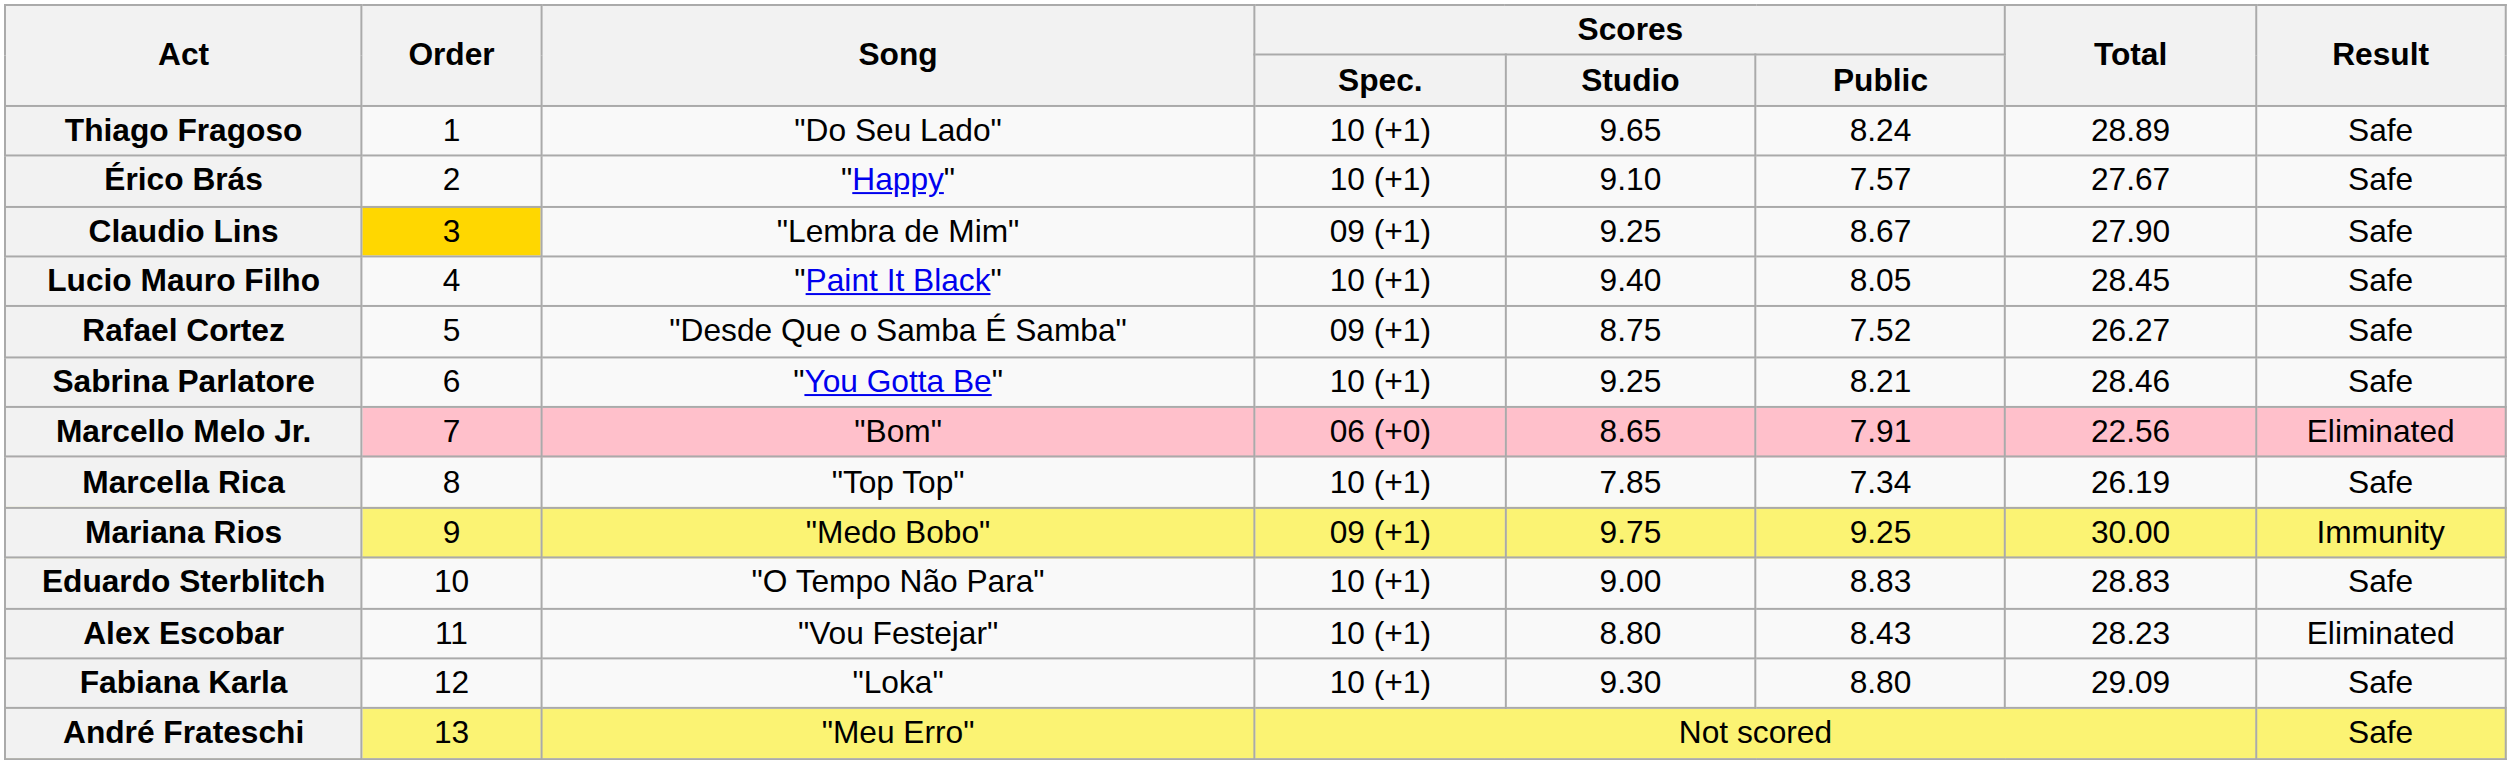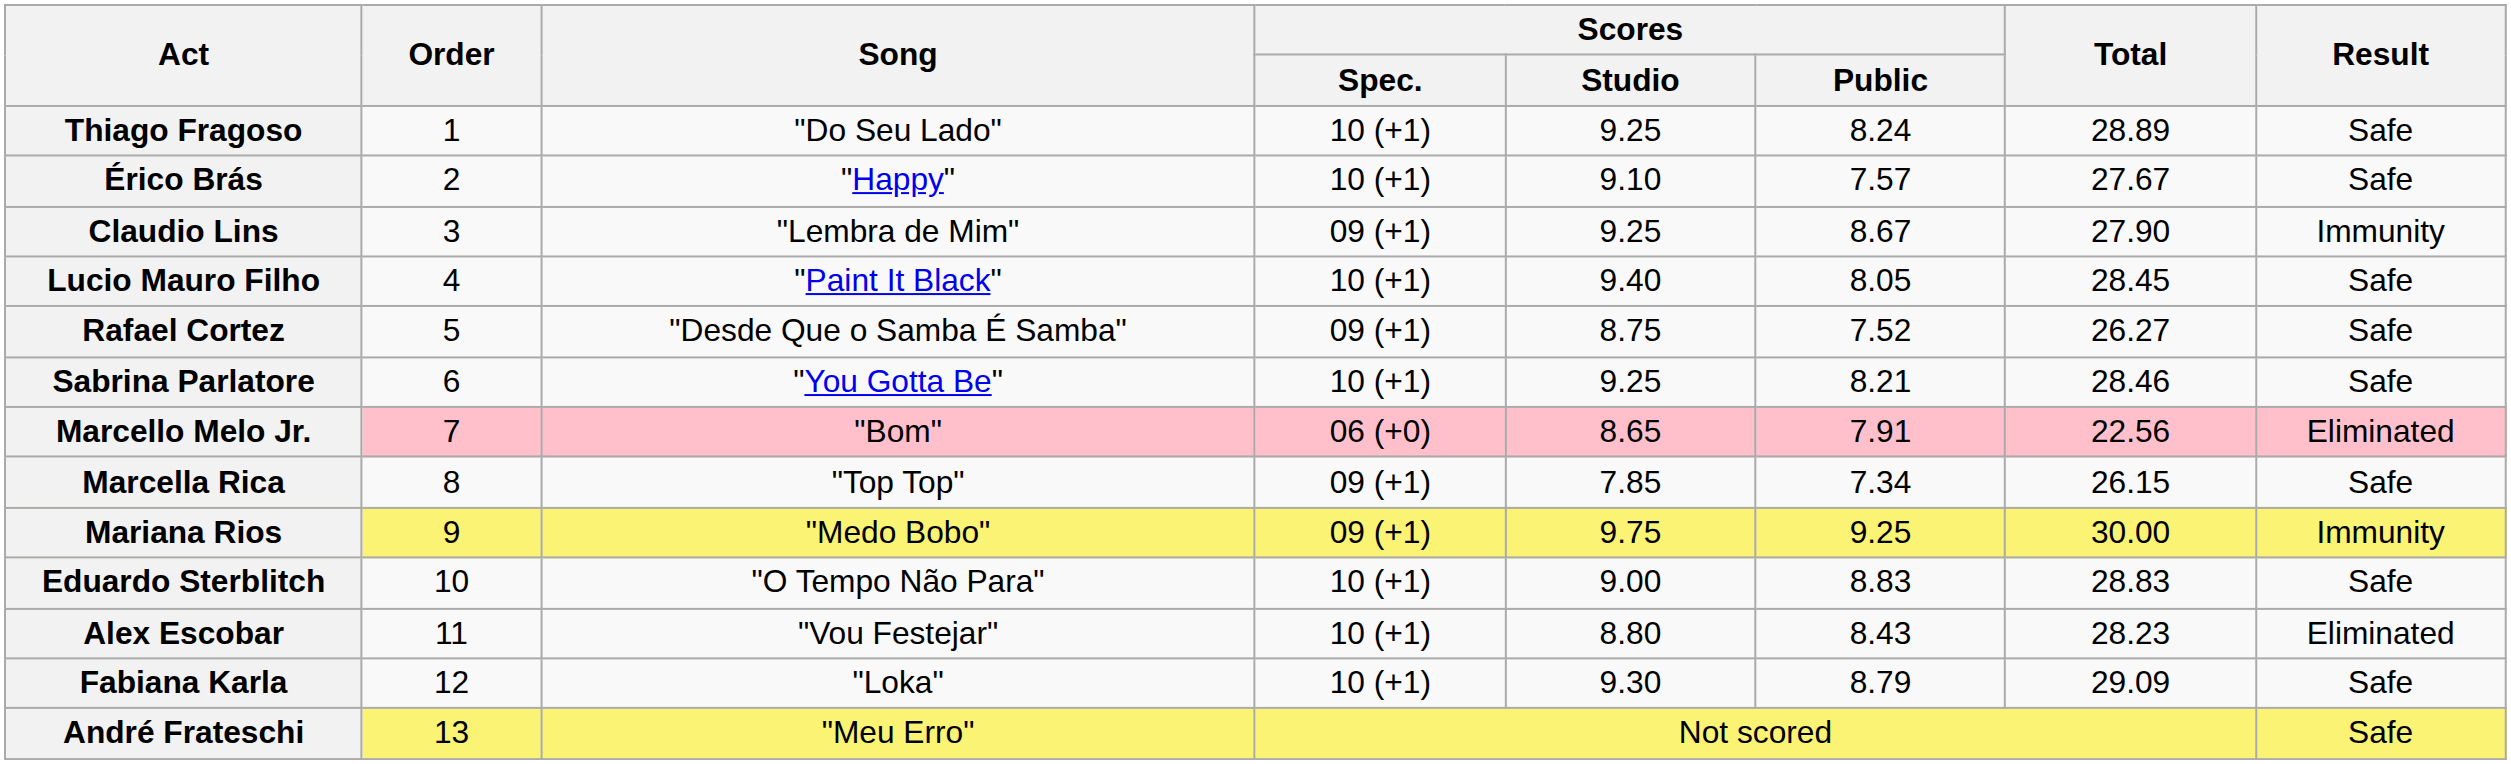(1630, 130) 9.65 -> (1630, 130) 9.25
(452, 230) gold background -> (452, 230) no background
(2381, 230) Safe -> (2381, 230) Immunity
(1380, 481) 10 (+1) -> (1380, 481) 09 (+1)
(2131, 481) 26.19 -> (2131, 481) 26.15
(1880, 682) 8.80 -> (1880, 682) 8.79
